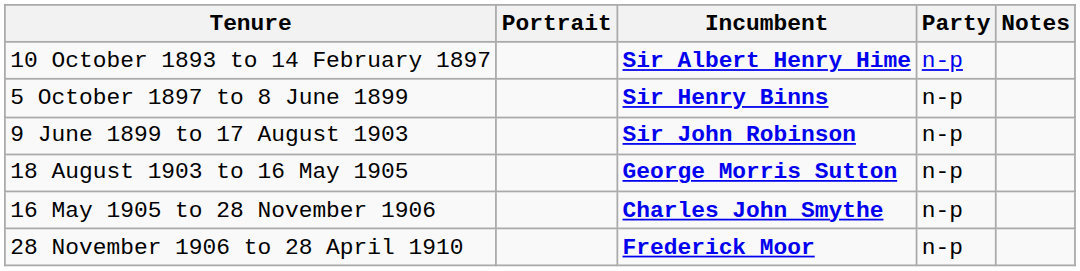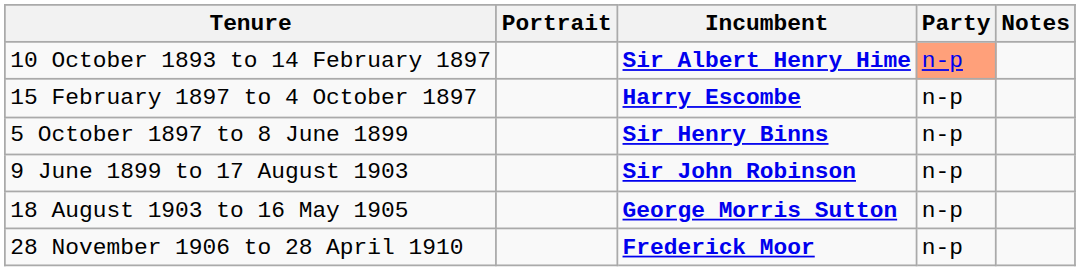(942, 61) no background -> (942, 61) lightsalmon background
+ row: (244, 98)
- row: (223, 210)
